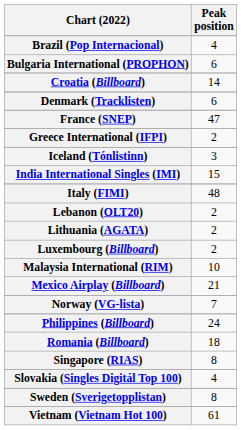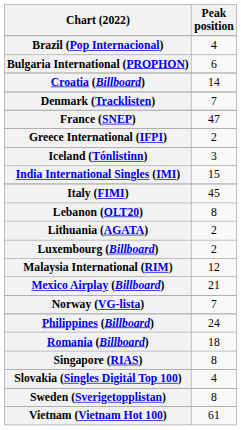(214, 100) 6 -> (214, 100) 7
(214, 193) 48 -> (214, 193) 45
(214, 212) 2 -> (214, 212) 8
(214, 267) 10 -> (214, 267) 12
